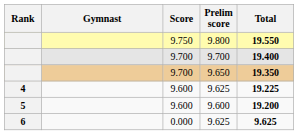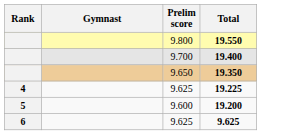- column: (182, 18)
